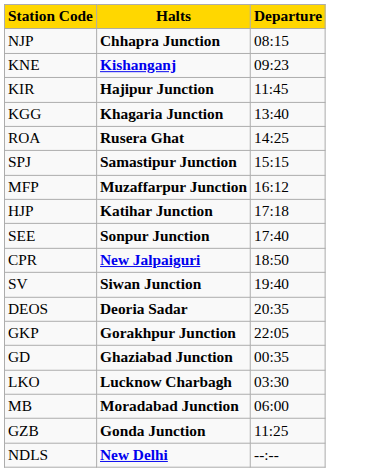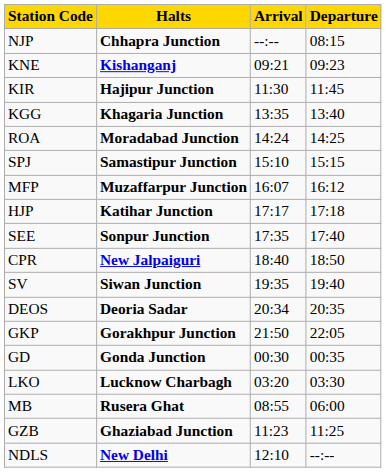+ column: (278, 16)
(142, 138) Rusera Ghat -> (169, 138) Moradabad Junction
(166, 357) Ghaziabad Junction -> (153, 357) Gonda Junction
(169, 406) Moradabad Junction -> (142, 406) Rusera Ghat
(153, 430) Gonda Junction -> (166, 430) Ghaziabad Junction
